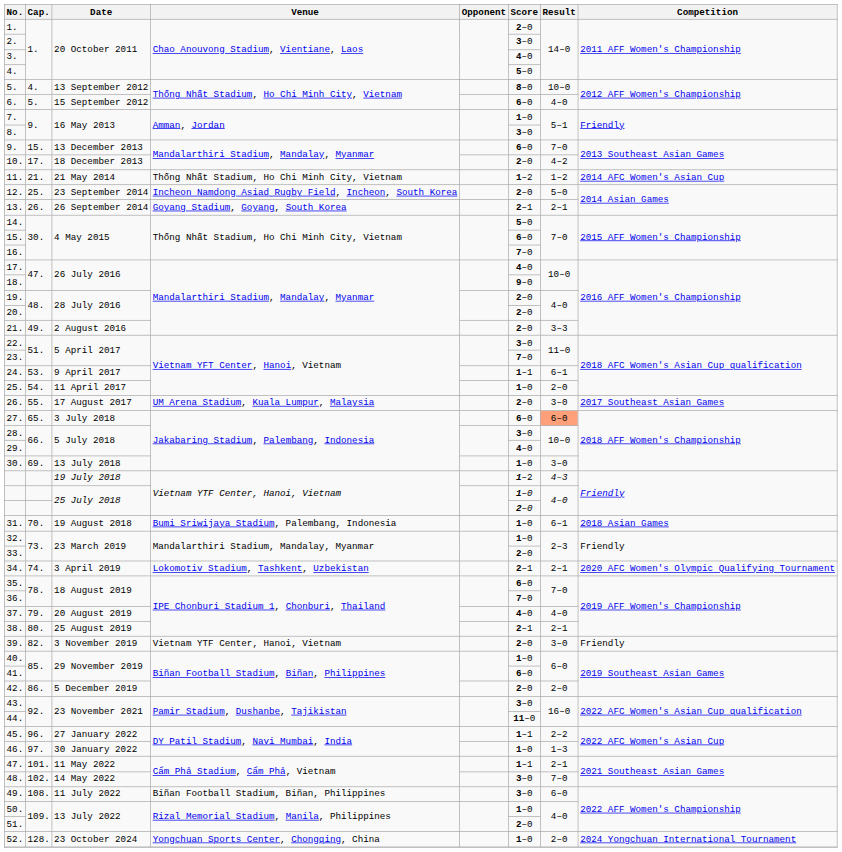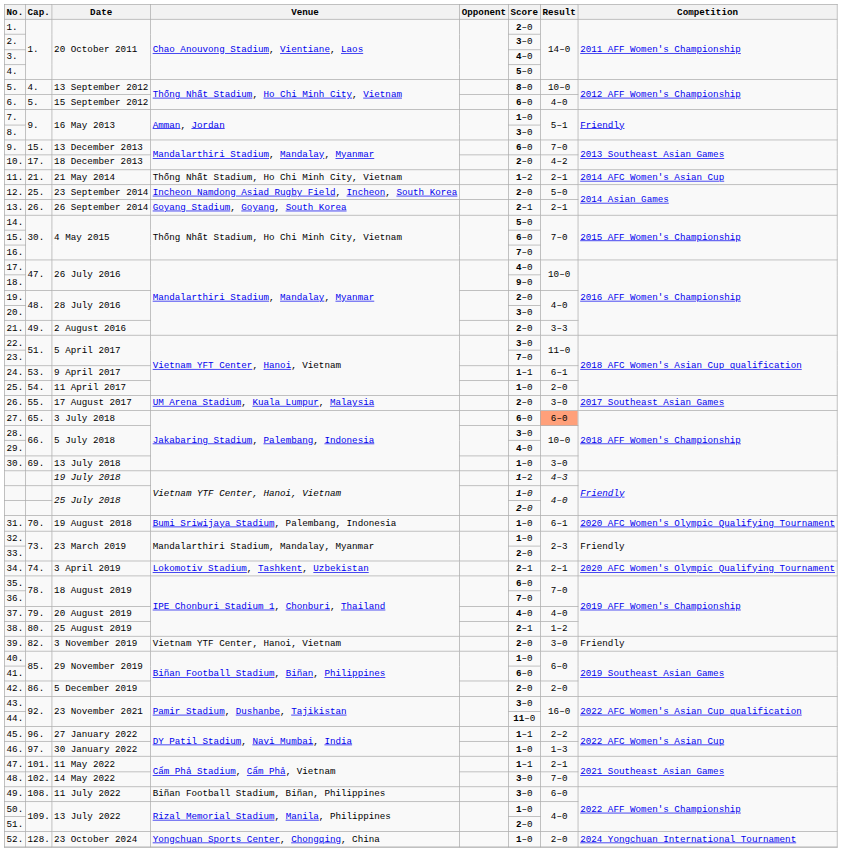(559, 177) 1–2 -> (559, 177) 2–1
(524, 313) 2–0 -> (524, 313) 3–0
(624, 523) 2018 Asian Games -> (708, 523) 2020 AFC Women's Olympic Qualifying Tournament
(559, 629) 2–1 -> (559, 629) 1–2
